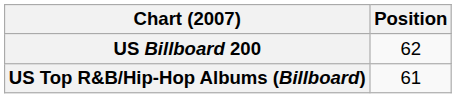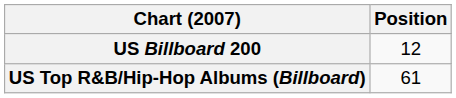(411, 48) 62 -> (411, 48) 12
